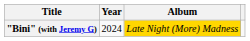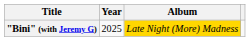(112, 28) 2024 -> (112, 28) 2025
